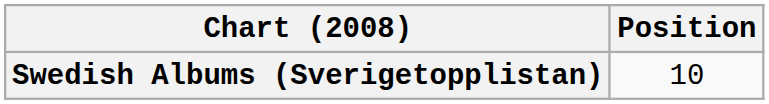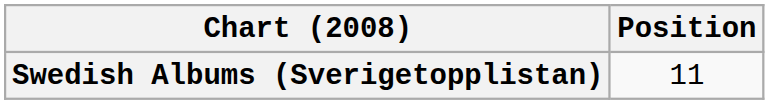(687, 76) 10 -> (687, 76) 11
